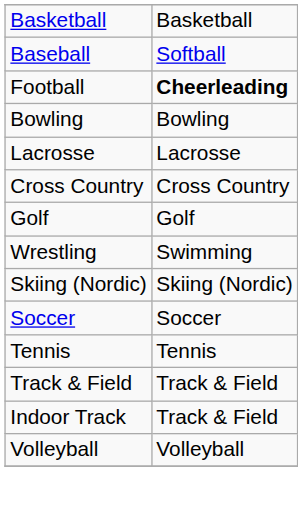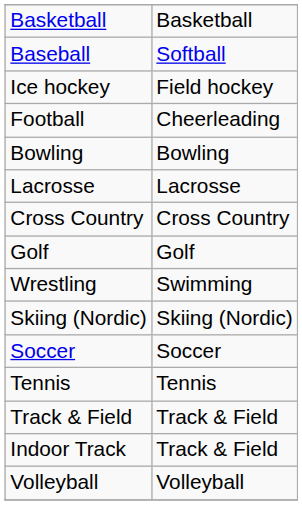+ row: (60, 86)
(222, 86) bold -> (218, 119) normal
